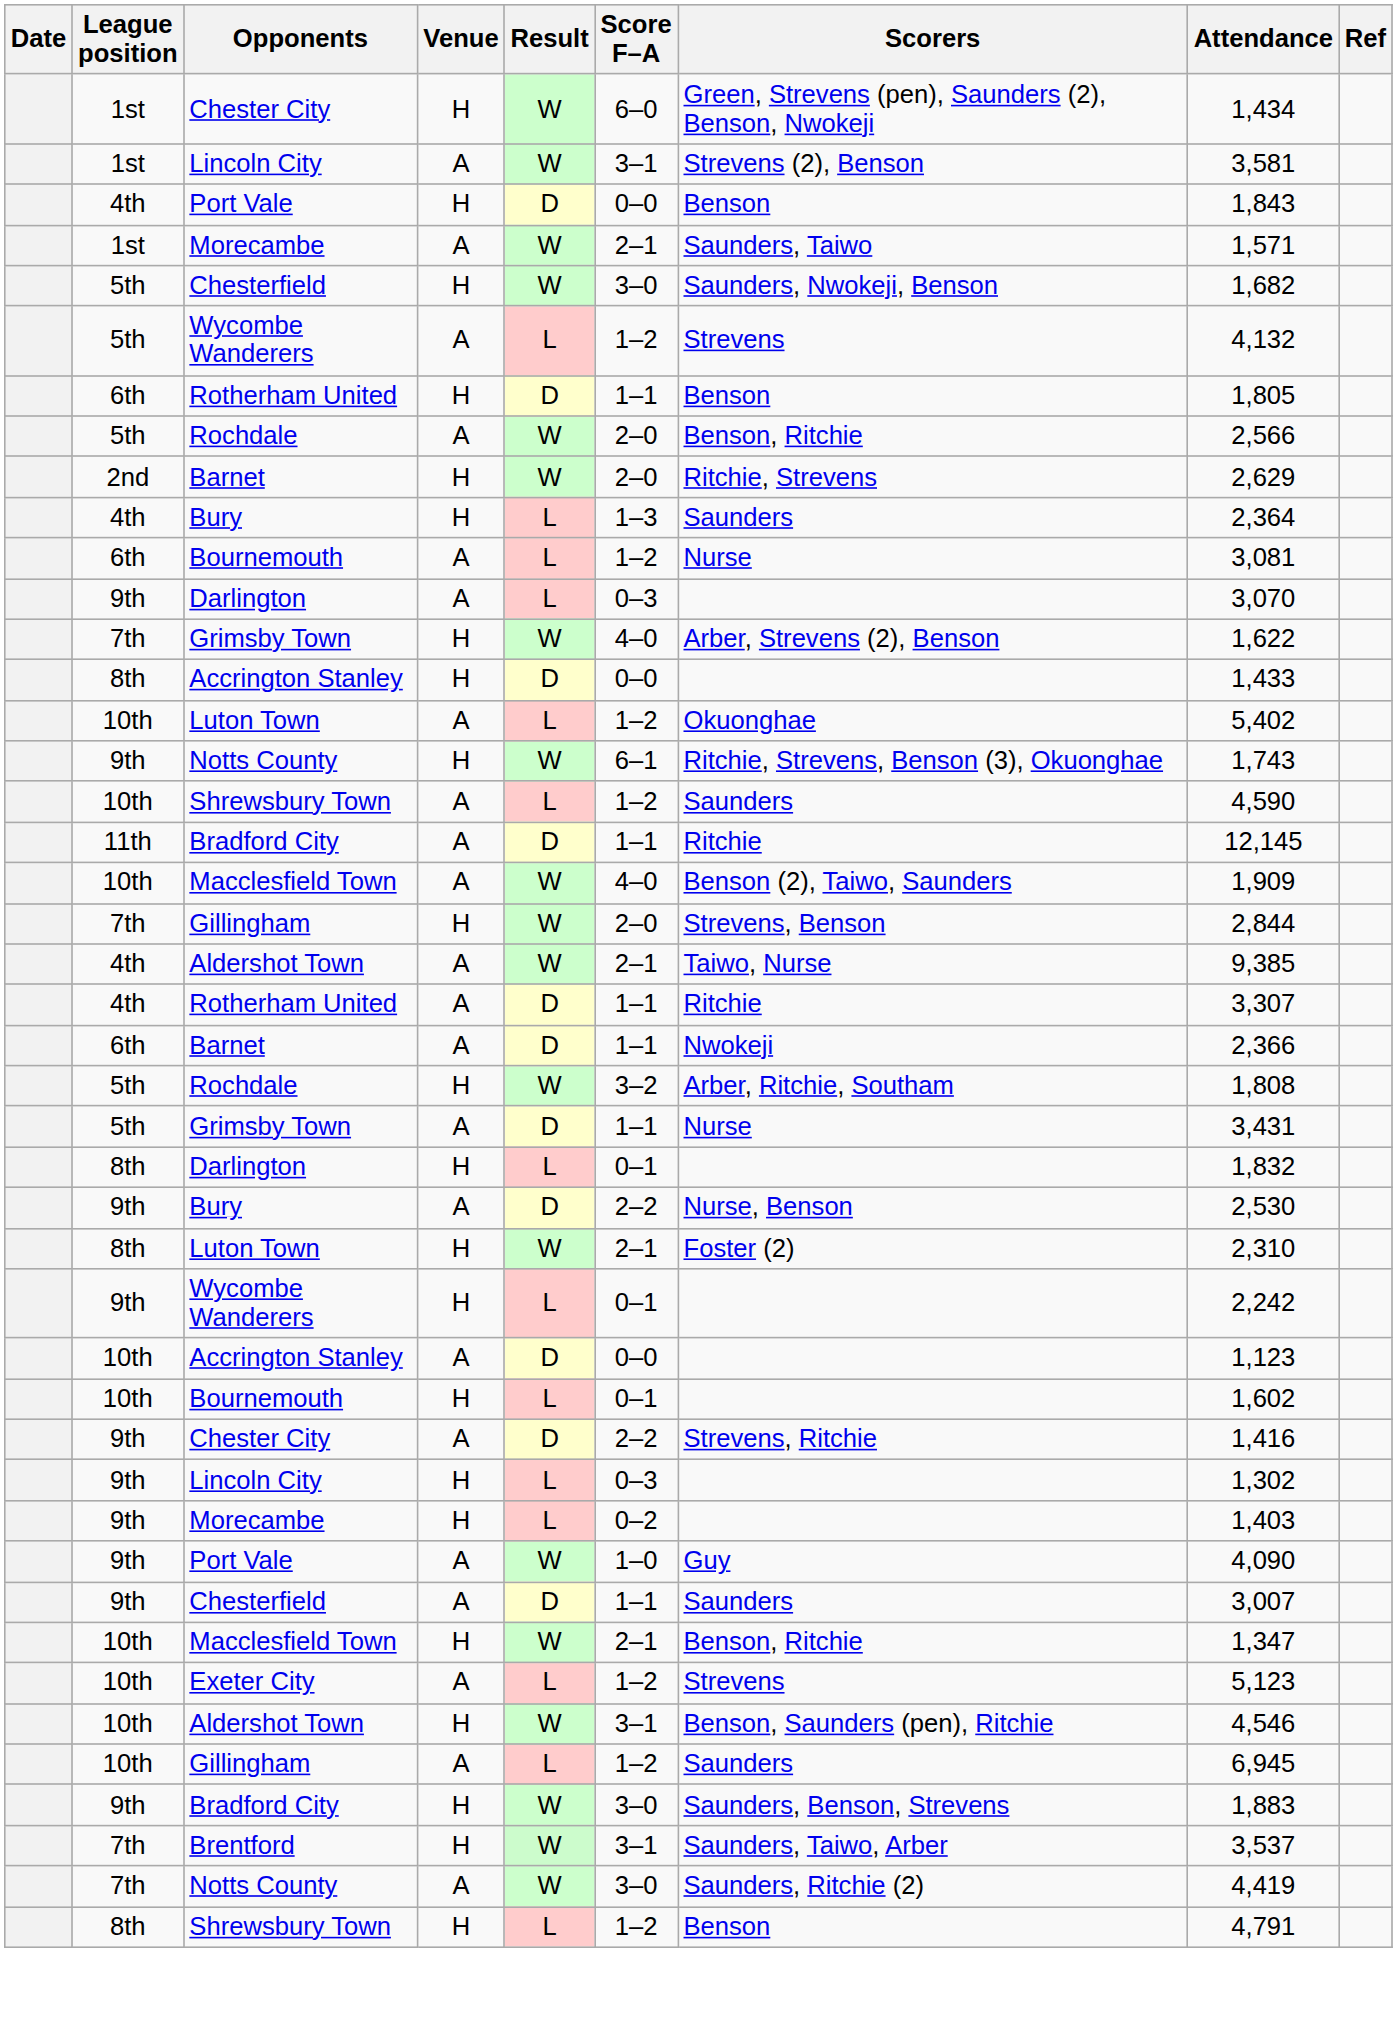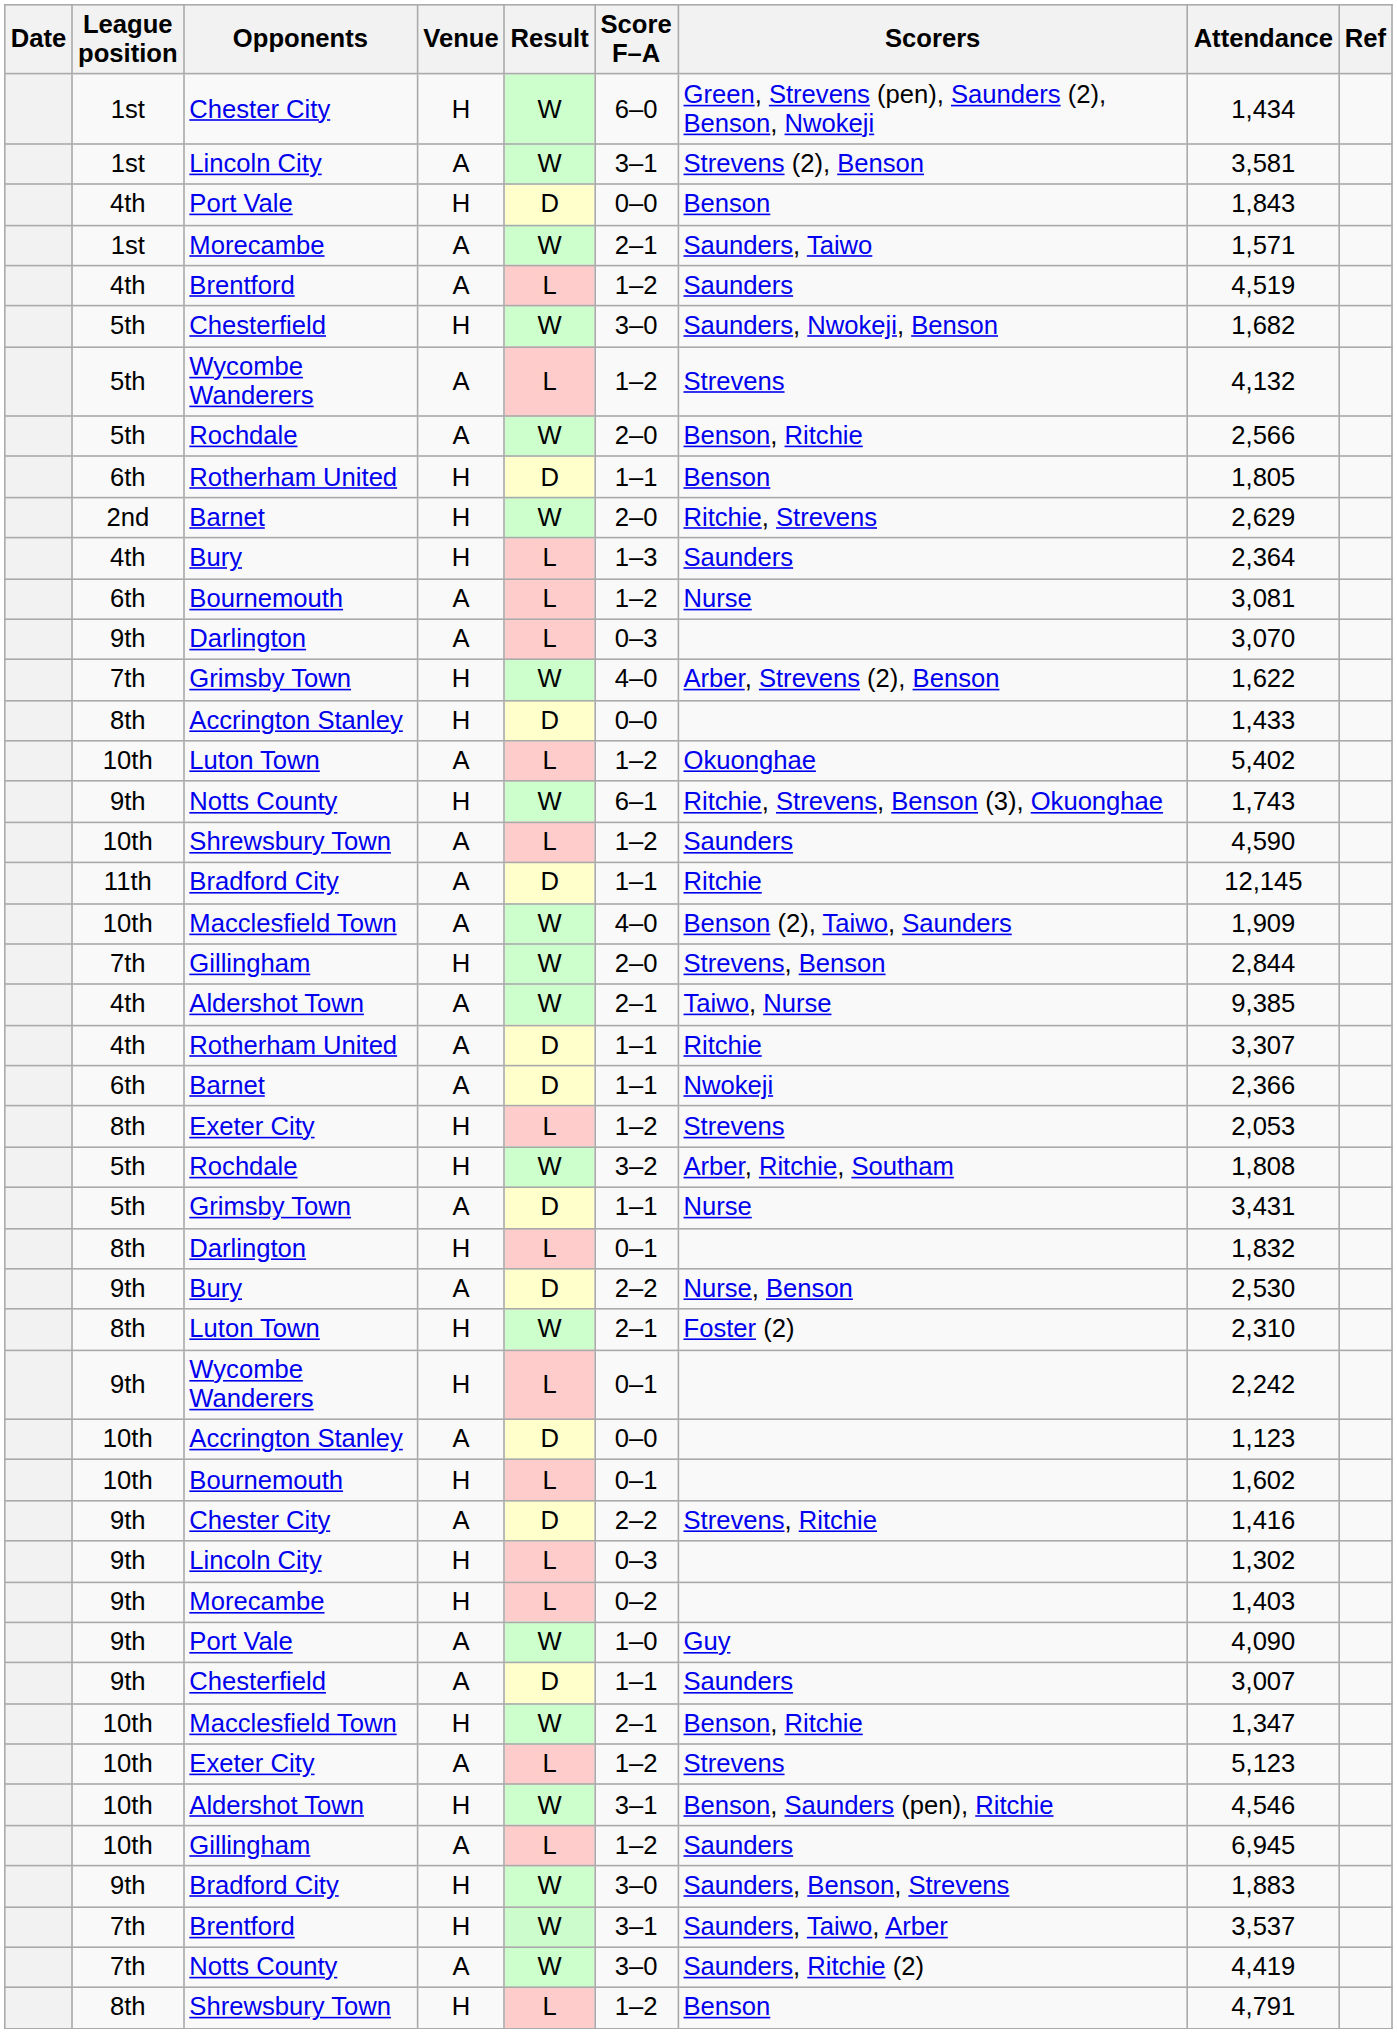+ row: (242, 285)
rows swapped: (293, 395) <-> (243, 436)
+ row: (252, 1126)
